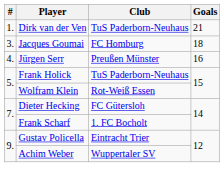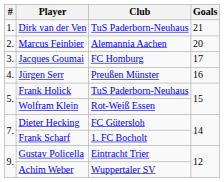+ row: (51, 43)
(198, 43) 18 -> (198, 59) 17
